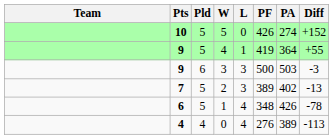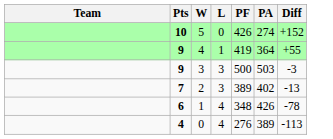- column: (202, 13)
